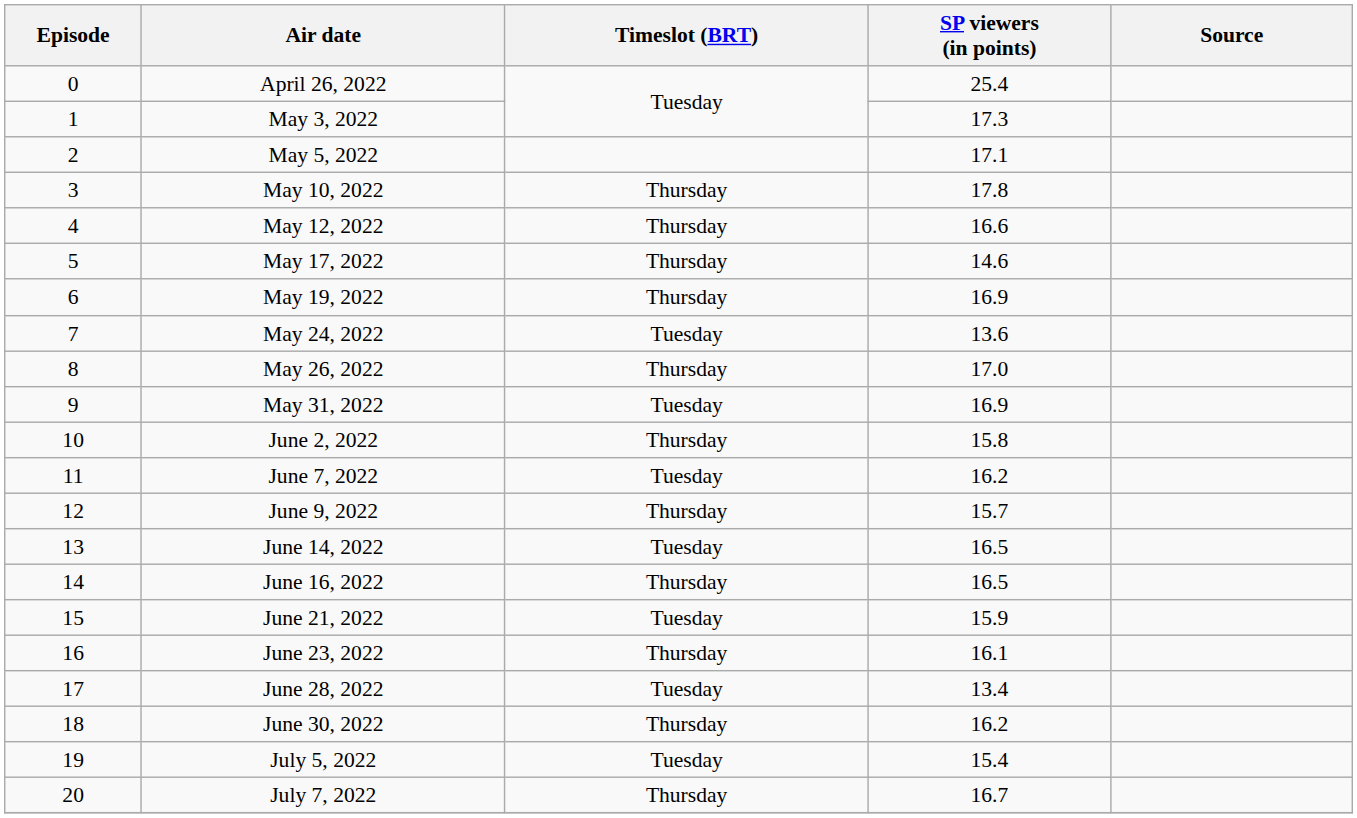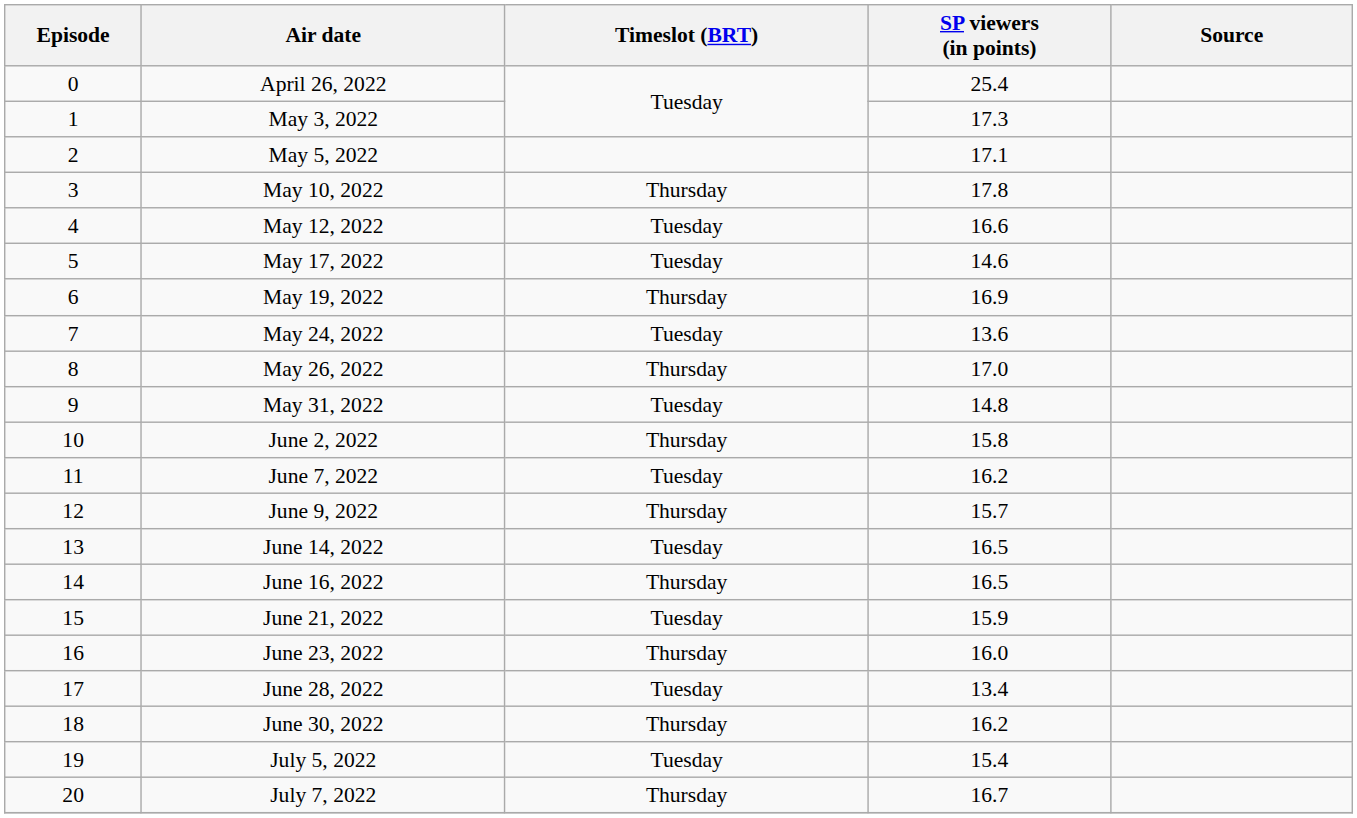(687, 225) Thursday -> (687, 225) Tuesday
(687, 261) Thursday -> (687, 261) Tuesday
(989, 403) 16.9 -> (989, 403) 14.8
(989, 653) 16.1 -> (989, 653) 16.0
